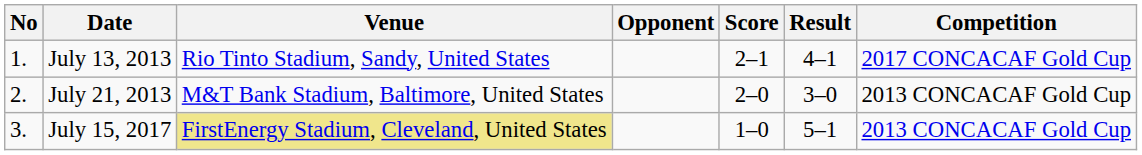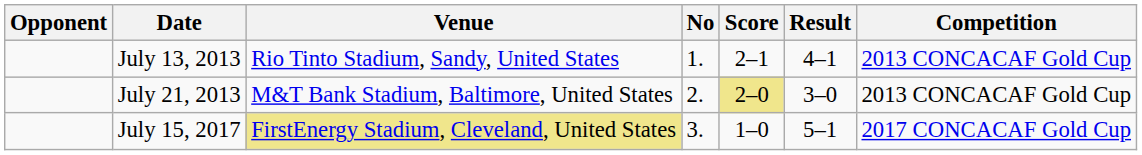columns swapped: (24, 22) <-> (666, 22)
(996, 58) 2017 CONCACAF Gold Cup -> (996, 58) 2013 CONCACAF Gold Cup
(752, 94) no background -> (752, 94) khaki background
(996, 130) 2013 CONCACAF Gold Cup -> (996, 130) 2017 CONCACAF Gold Cup
